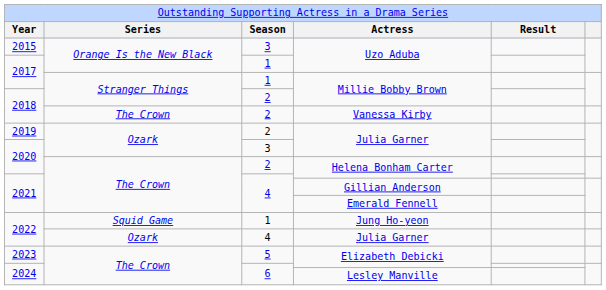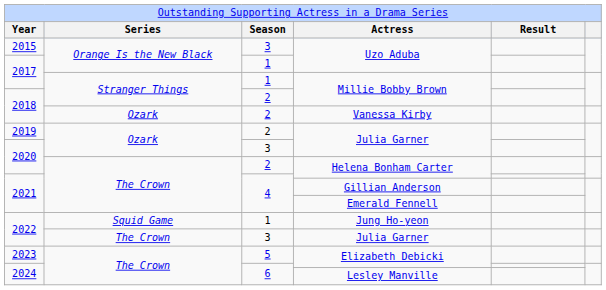(143, 114) The Crown -> (143, 114) Ozark
(143, 237) Ozark -> (143, 237) The Crown
(268, 237) 4 -> (268, 237) 3
